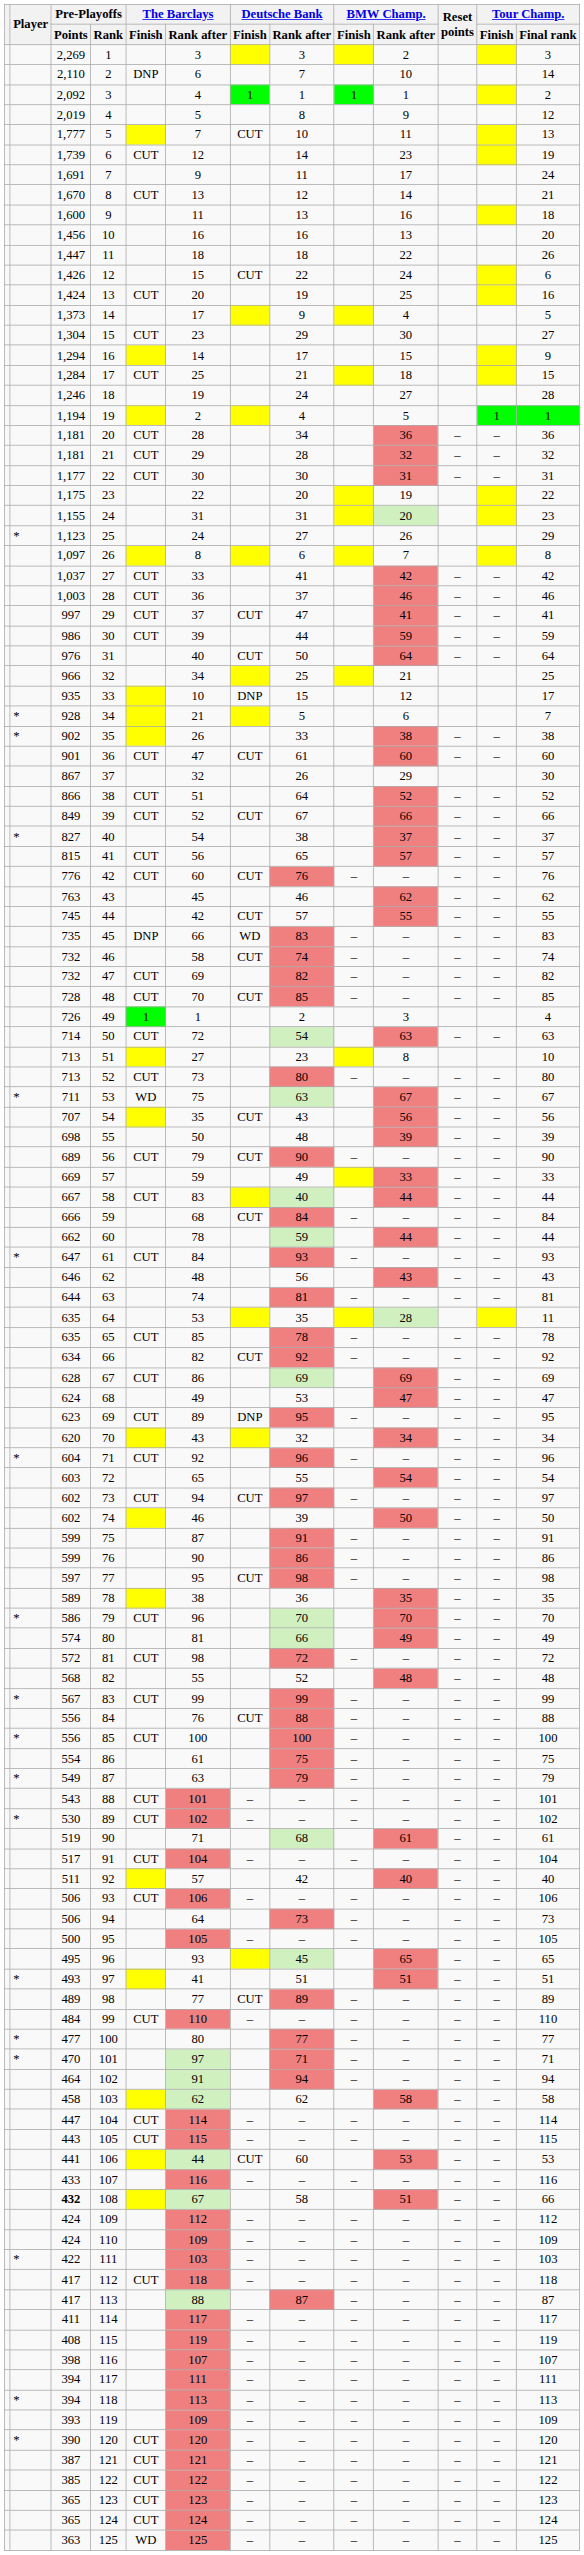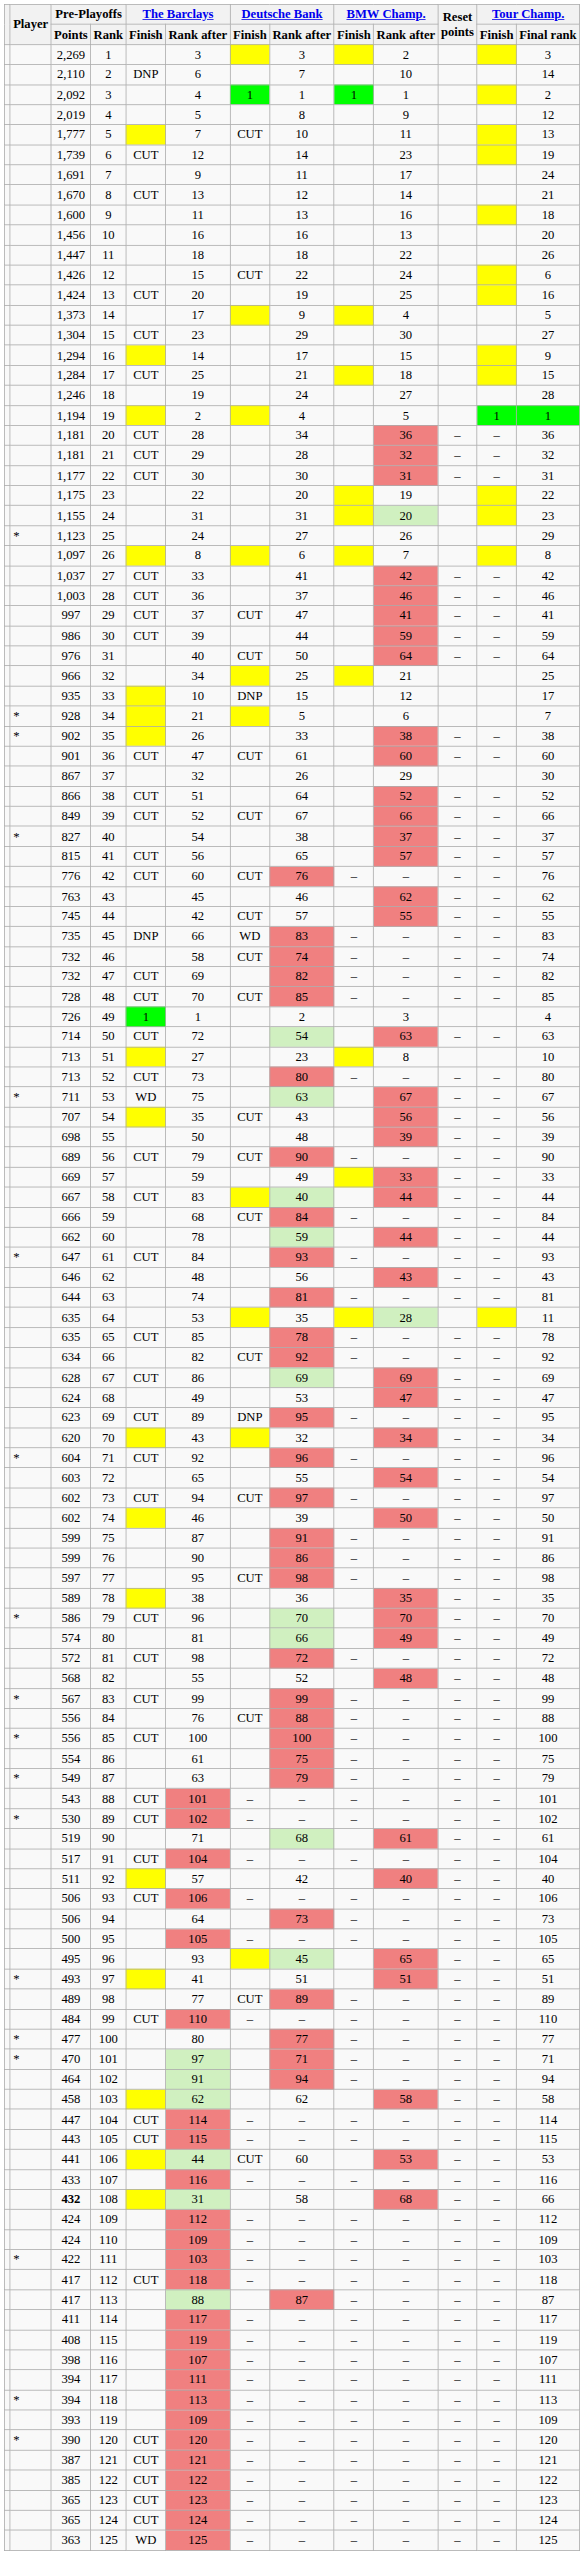(198, 2199) 67 -> (198, 2199) 31
(406, 2199) 51 -> (406, 2199) 68
